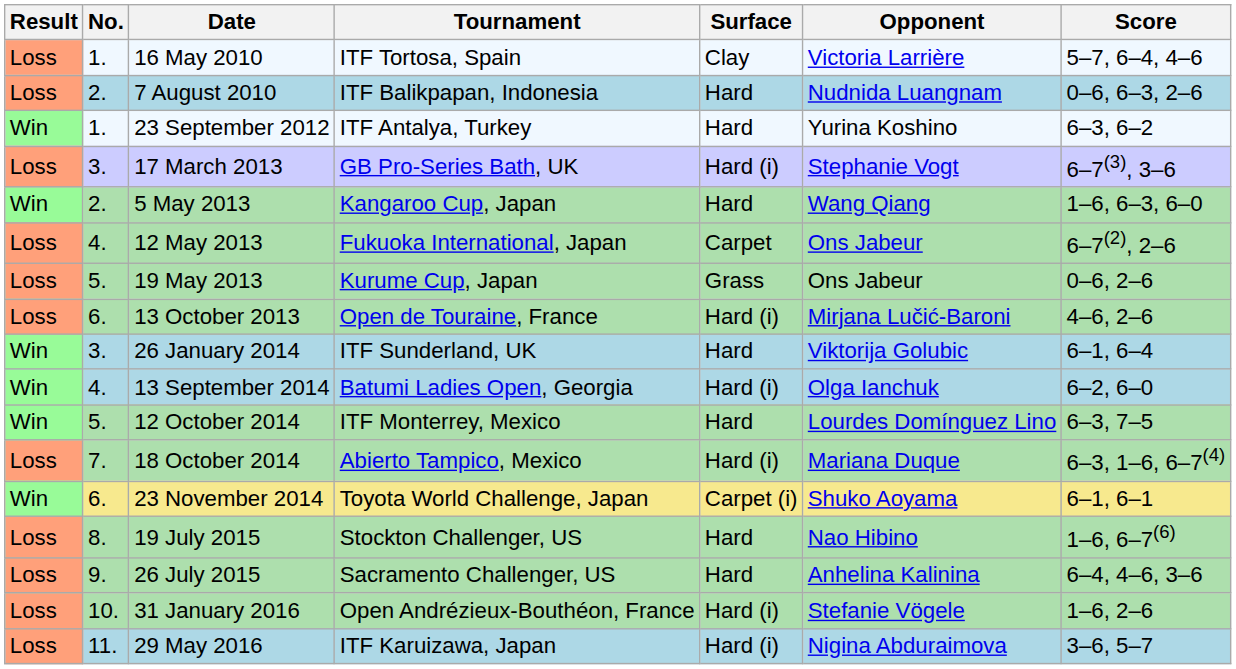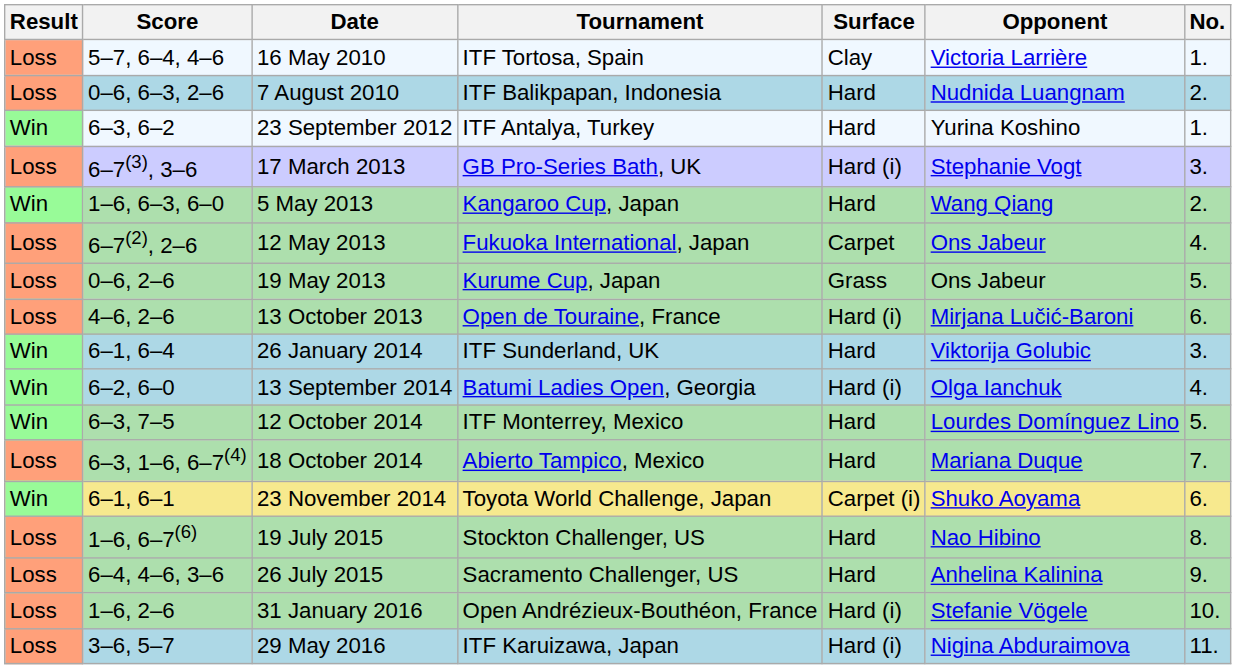columns swapped: (106, 22) <-> (1146, 22)
(742, 460) Hard (i) -> (852, 460) Hard
